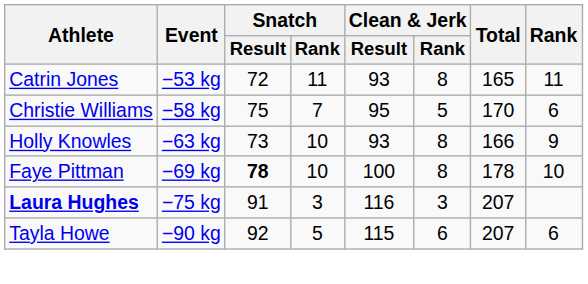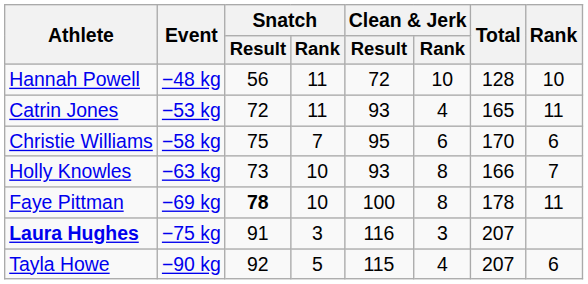+ row: (75, 80)
(442, 80) 8 -> (442, 111) 4
(442, 111) 5 -> (442, 142) 6
(553, 142) 9 -> (553, 172) 7
(553, 172) 10 -> (553, 203) 11
(442, 234) 6 -> (442, 264) 4
